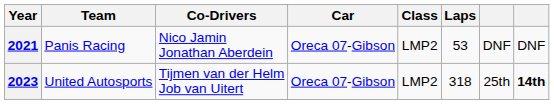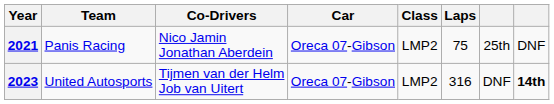(460, 45) 53 -> (460, 45) 75
(497, 45) DNF -> (497, 45) 25th
(460, 82) 318 -> (460, 82) 316
(497, 82) 25th -> (497, 82) DNF
